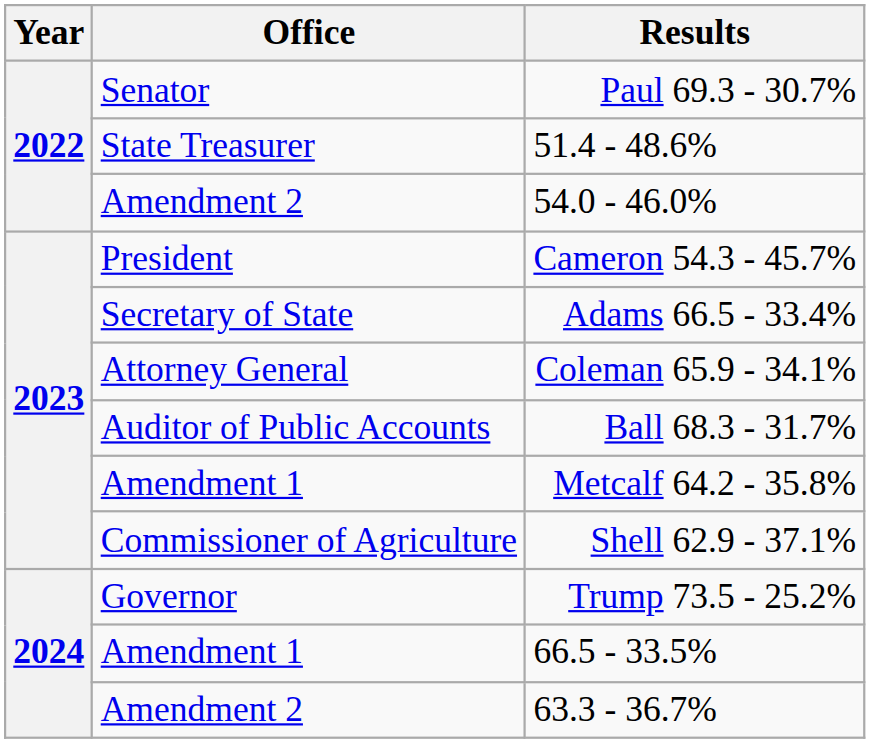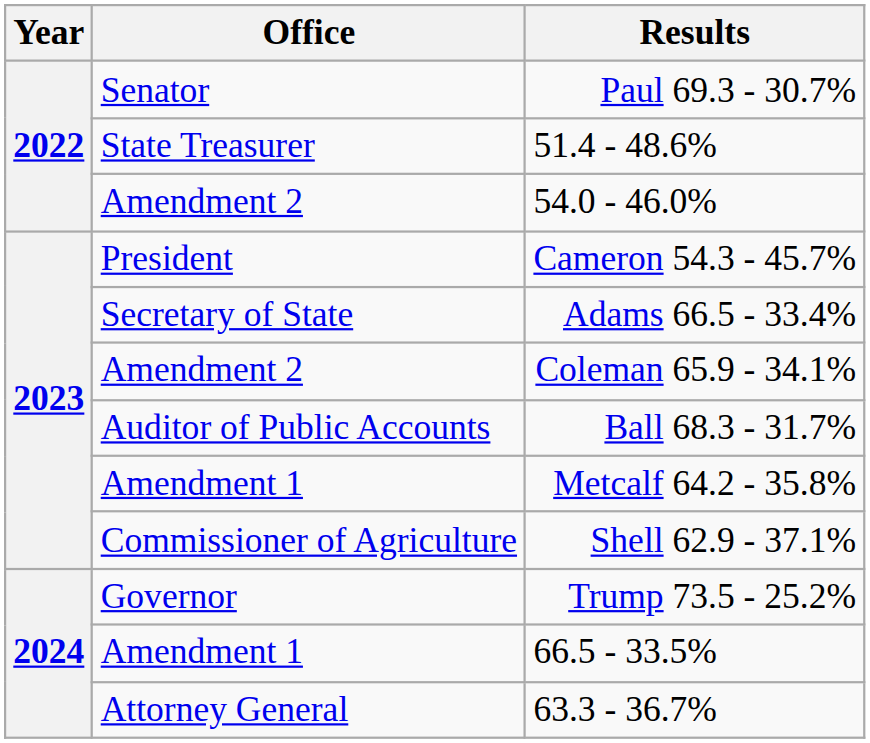(224, 370) Attorney General -> (202, 370) Amendment 2
(202, 708) Amendment 2 -> (224, 708) Attorney General
